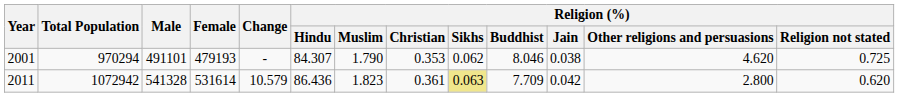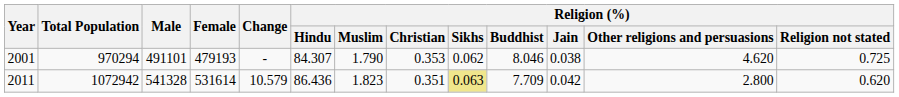(430, 80) 0.361 -> (430, 80) 0.351
